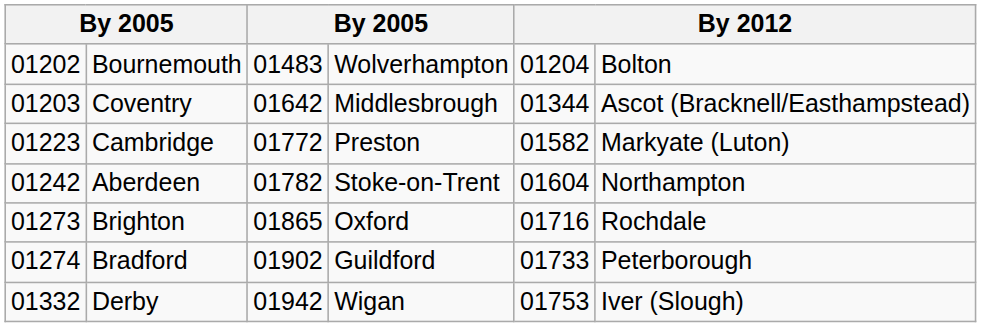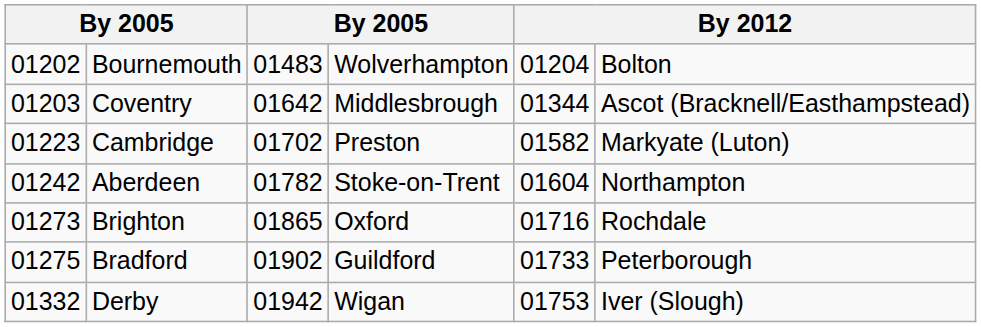(288, 143) 01772 -> (288, 143) 01702
(46, 261) 01274 -> (46, 261) 01275
